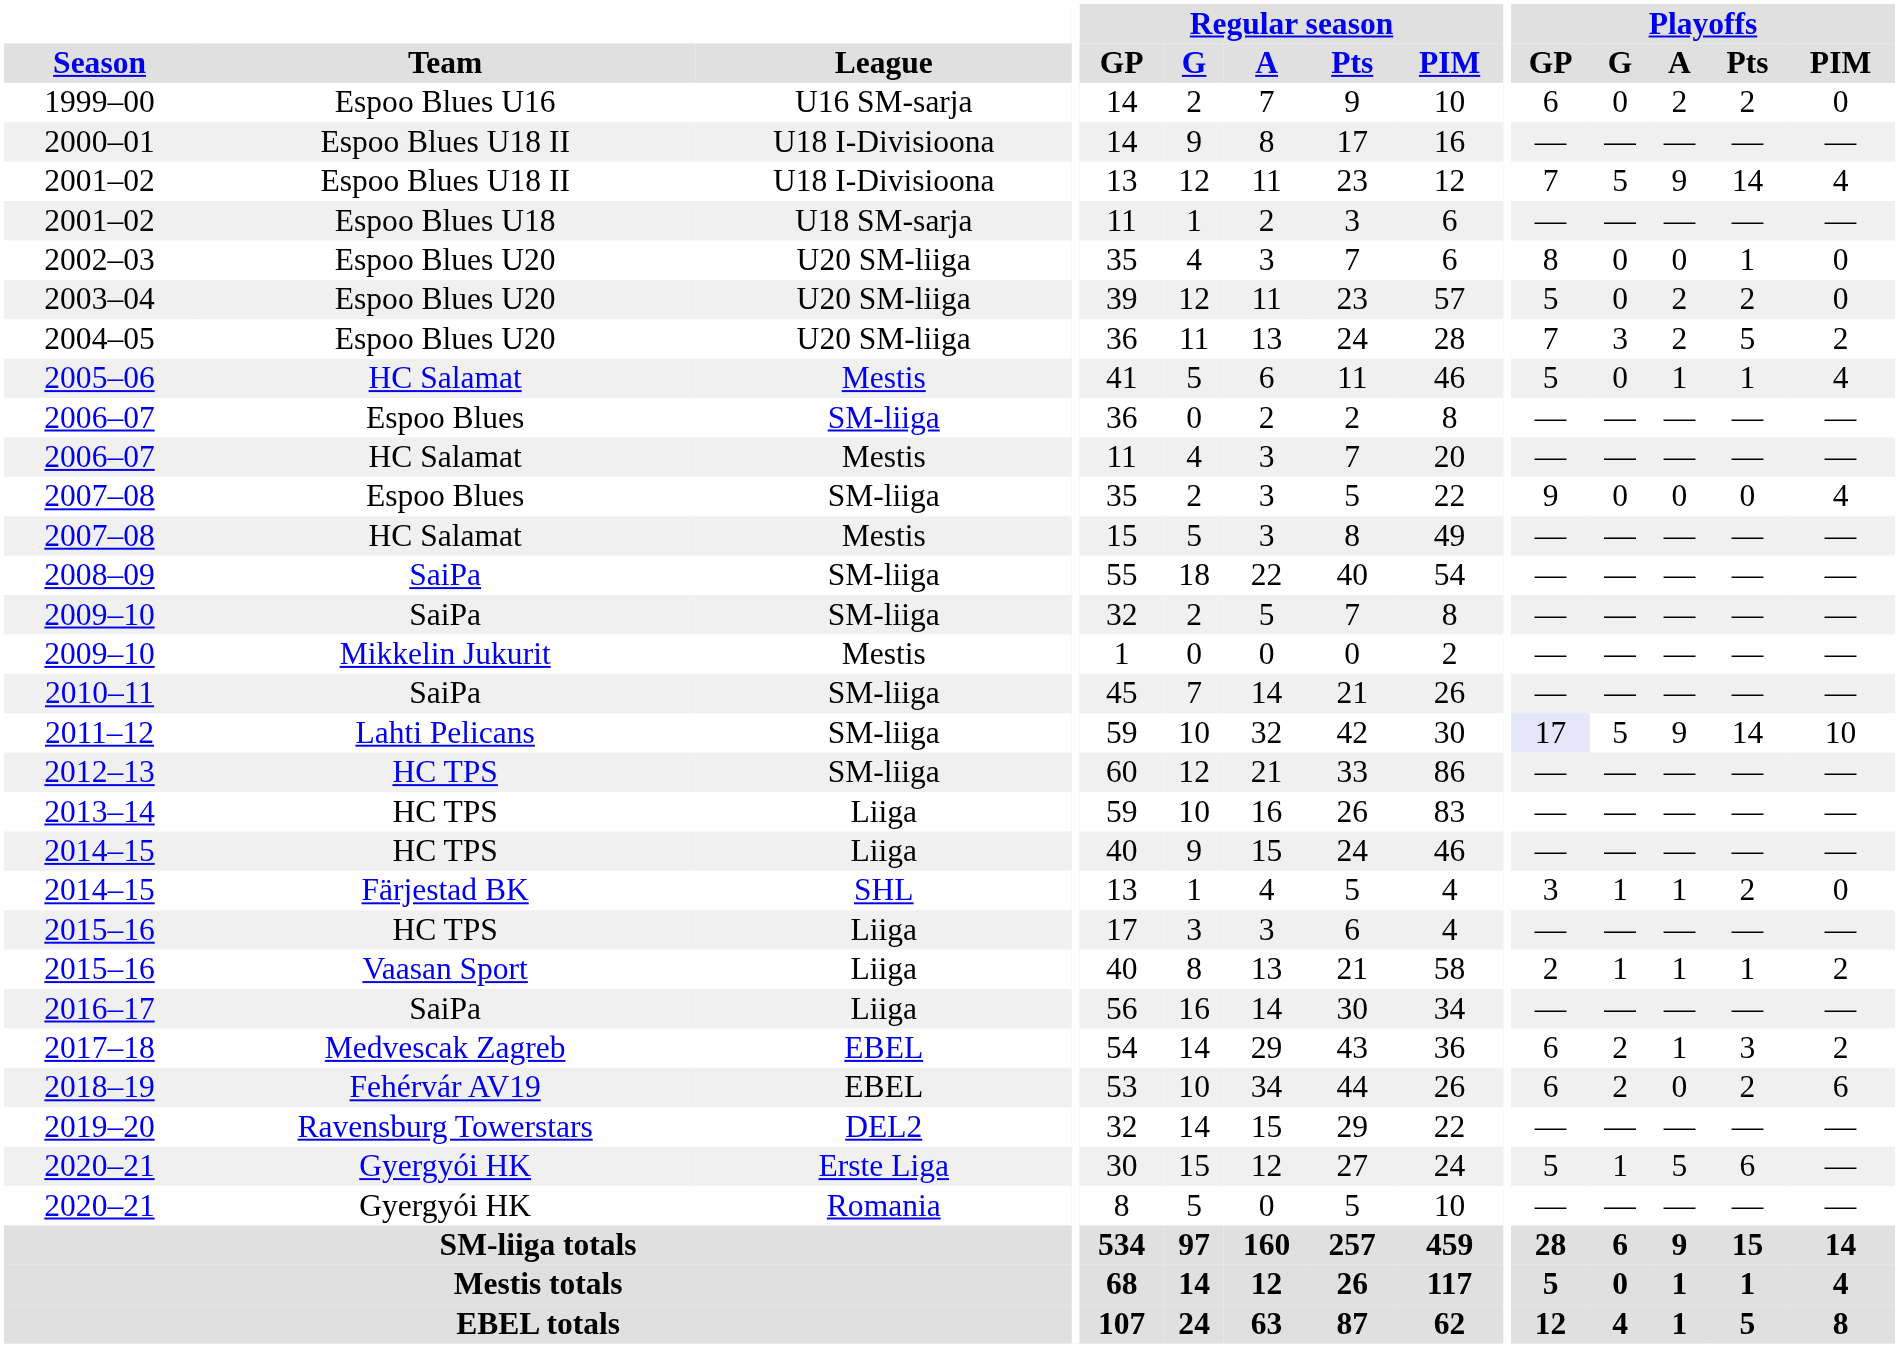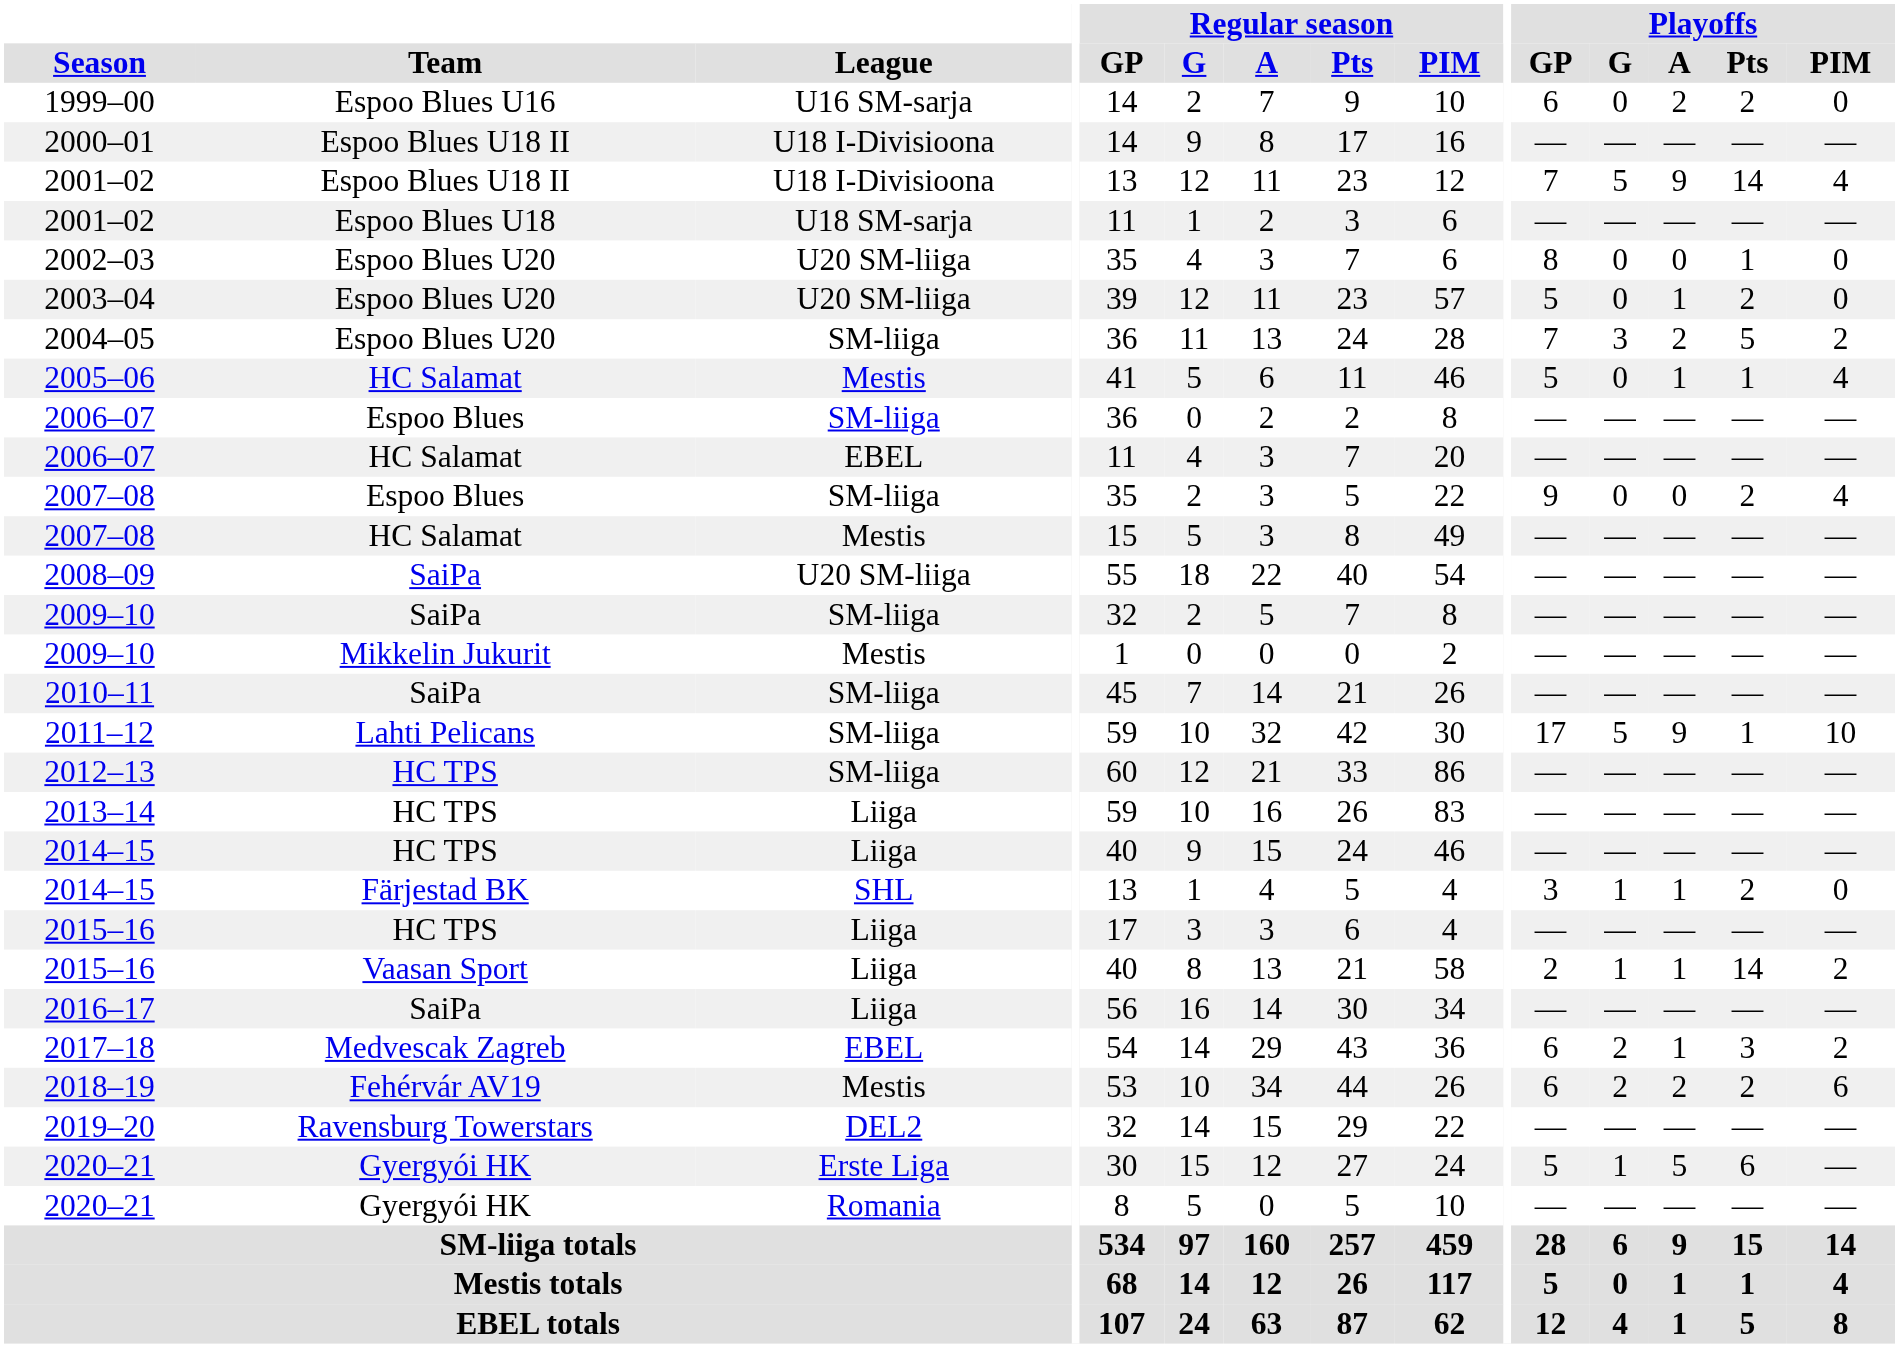(1679, 299) 2 -> (1679, 299) 1
(884, 338) U20 SM-liiga -> (884, 338) SM-liiga
(884, 456) Mestis -> (884, 456) EBEL
(1747, 496) 0 -> (1747, 496) 2
(884, 574) SM-liiga -> (884, 574) U20 SM-liiga
(1551, 732) lavender background -> (1551, 732) no background
(1747, 732) 14 -> (1747, 732) 1
(1747, 968) 1 -> (1747, 968) 14
(884, 1087) EBEL -> (884, 1087) Mestis
(1679, 1087) 0 -> (1679, 1087) 2
